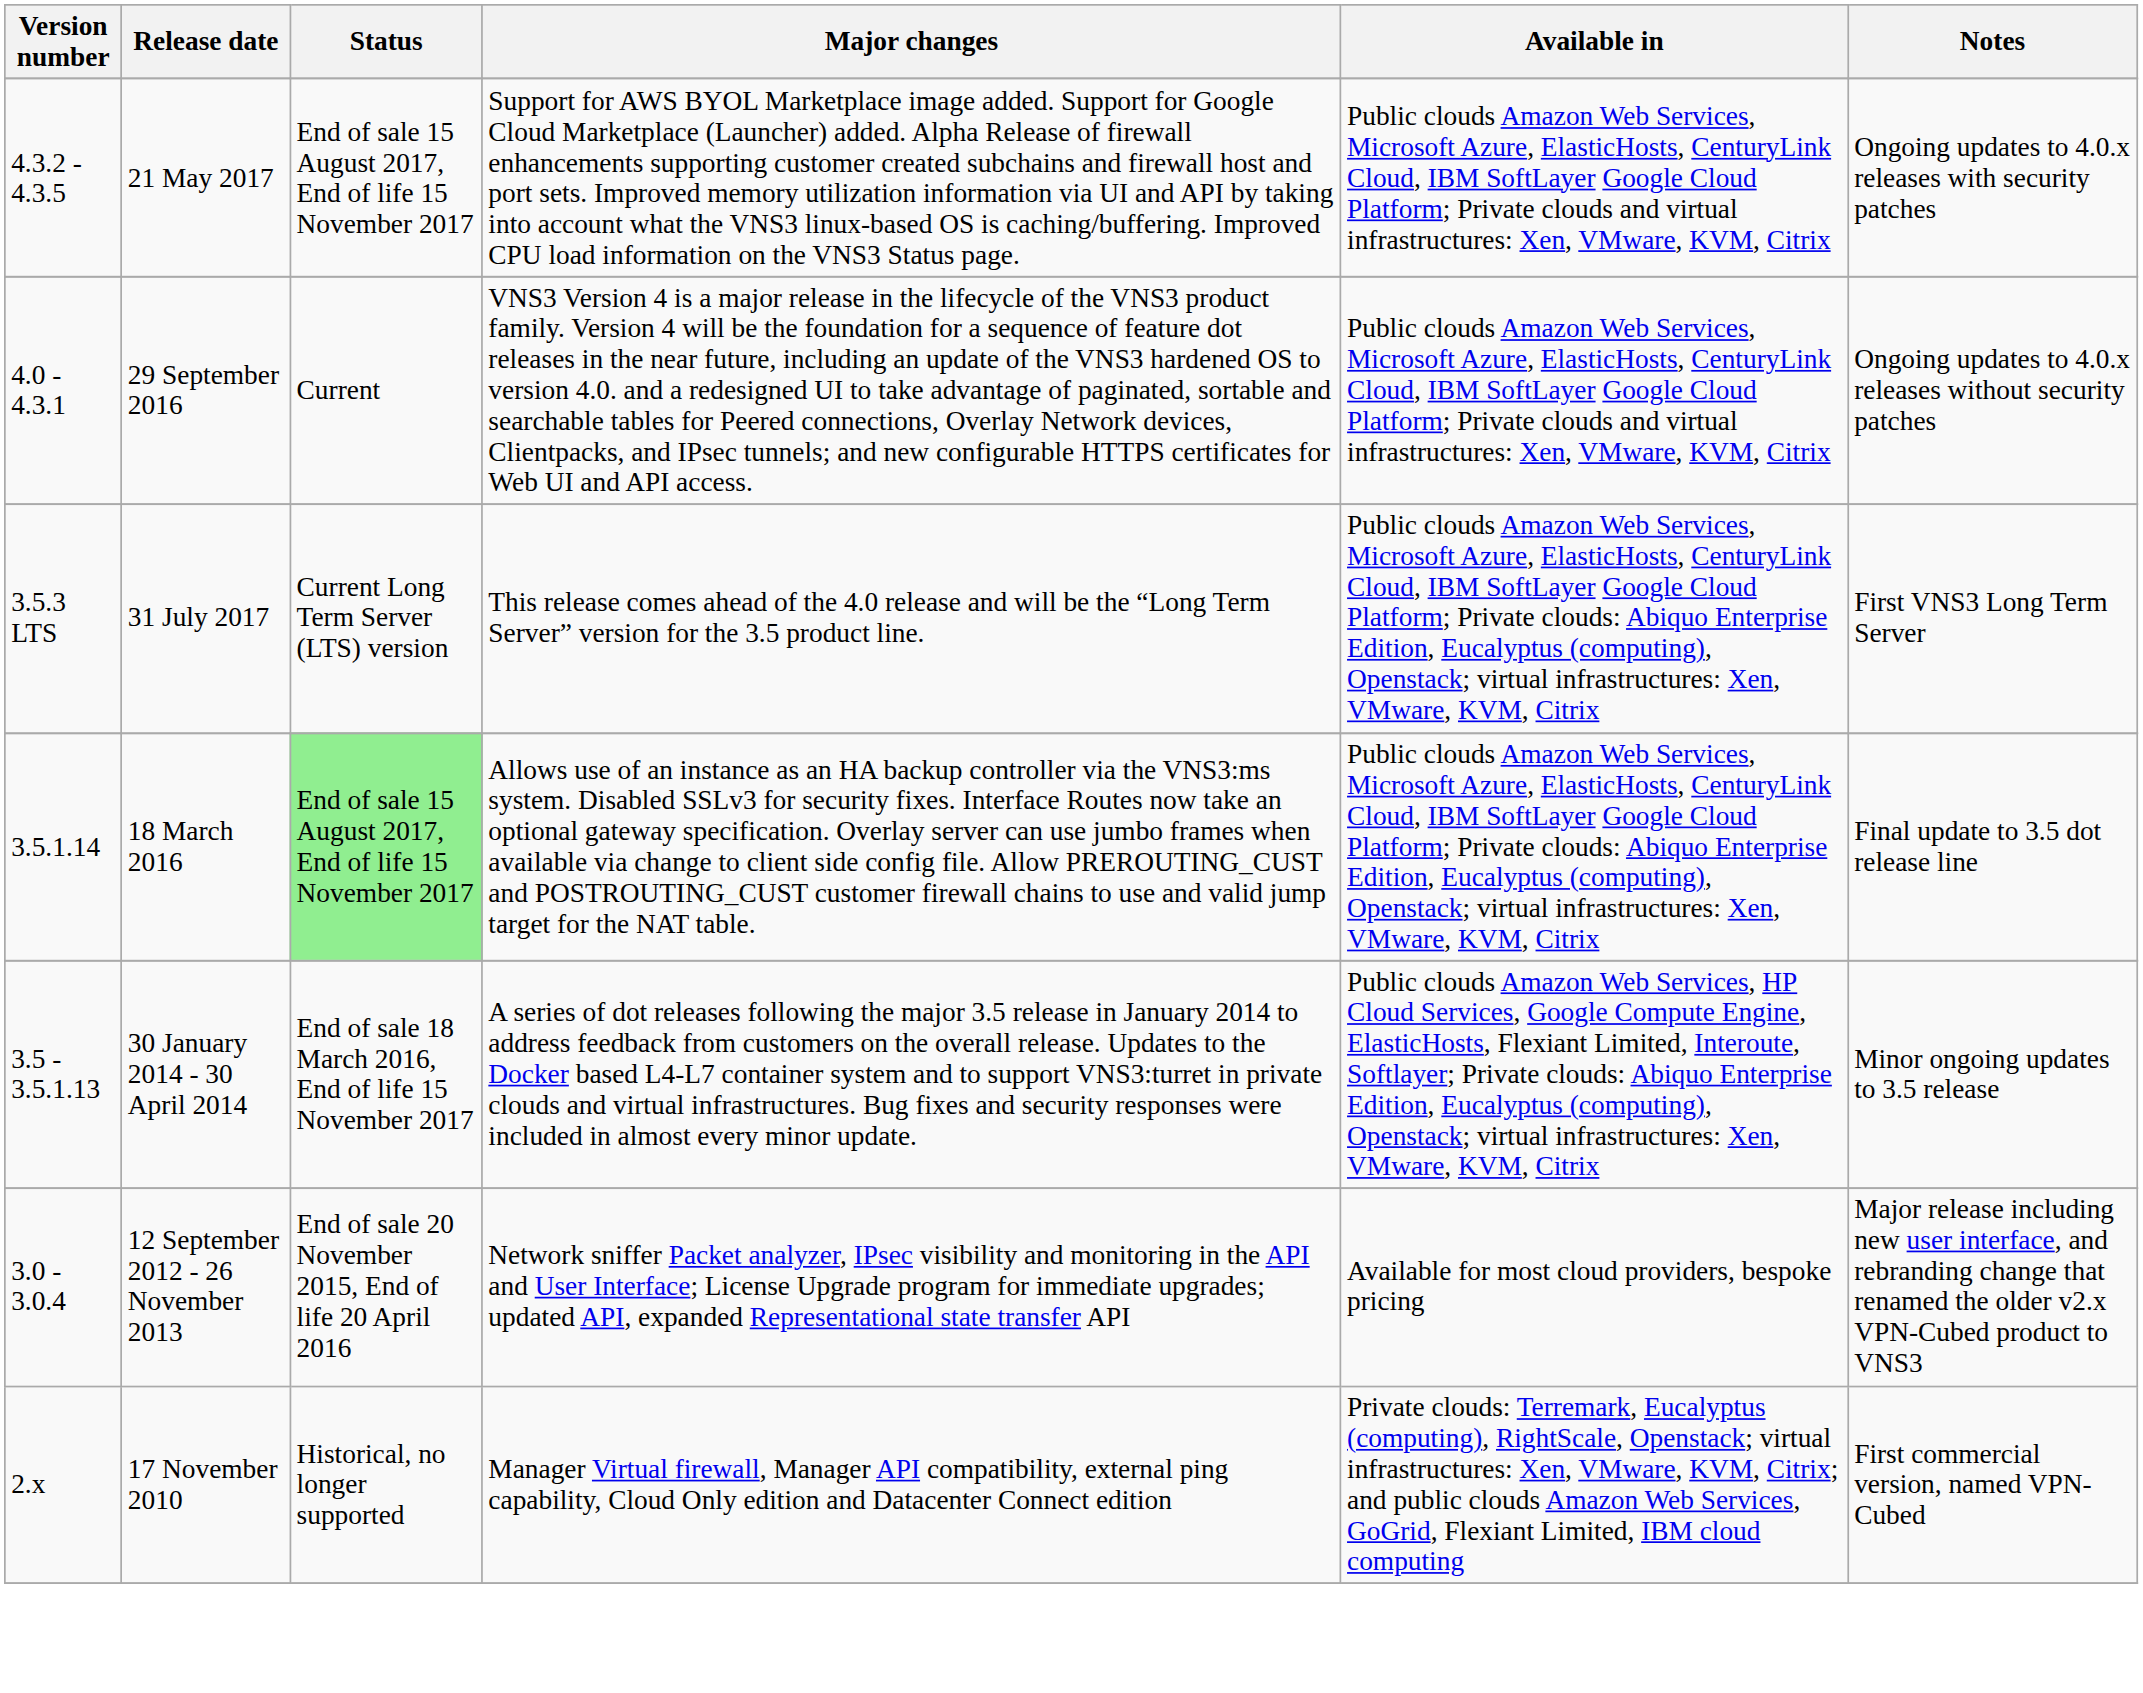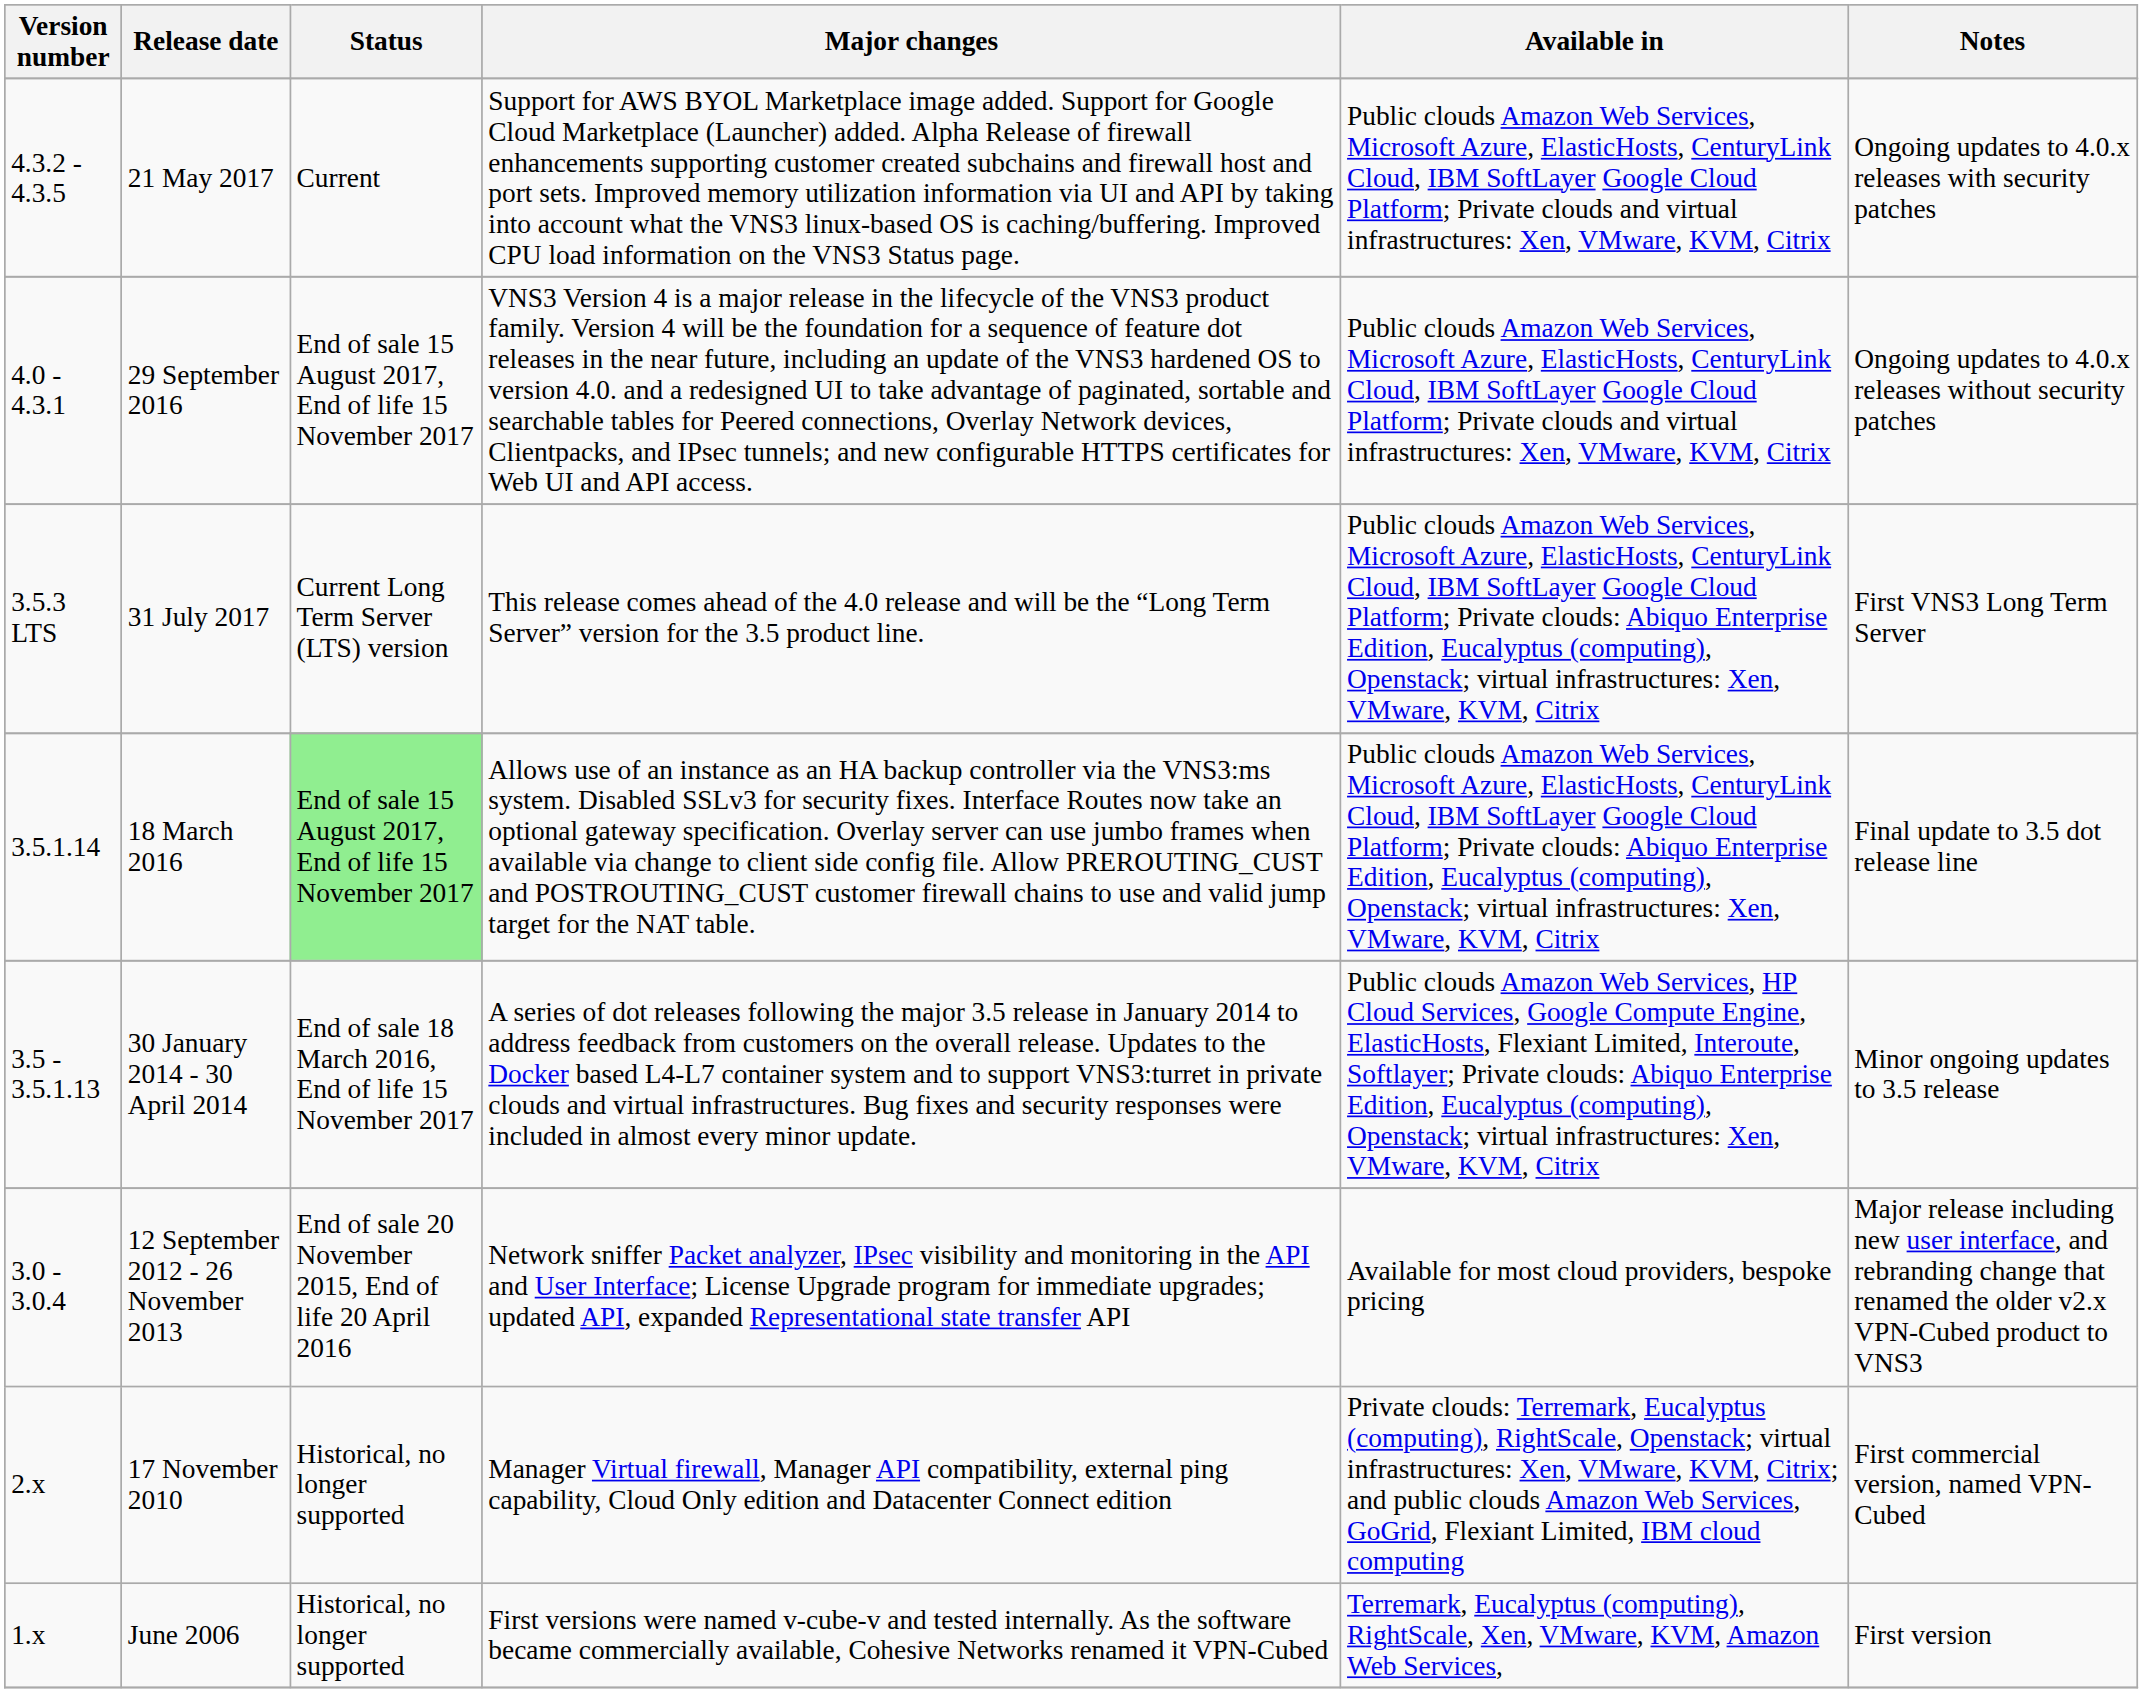(385, 177) End of sale 15 August 2017, End of life 15 November 2017 -> (338, 177) Current
(338, 389) Current -> (385, 389) End of sale 15 August 2017, End of life 15 November 2017
+ row: (184, 1635)
